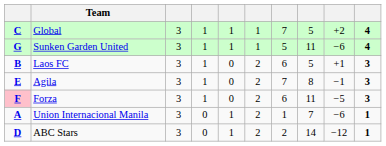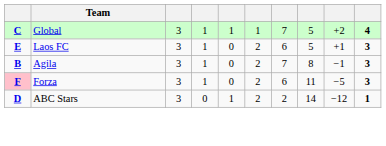- row: (81, 47)
(18, 64) B -> (18, 47) E
(18, 81) E -> (18, 64) B
- row: (91, 116)
